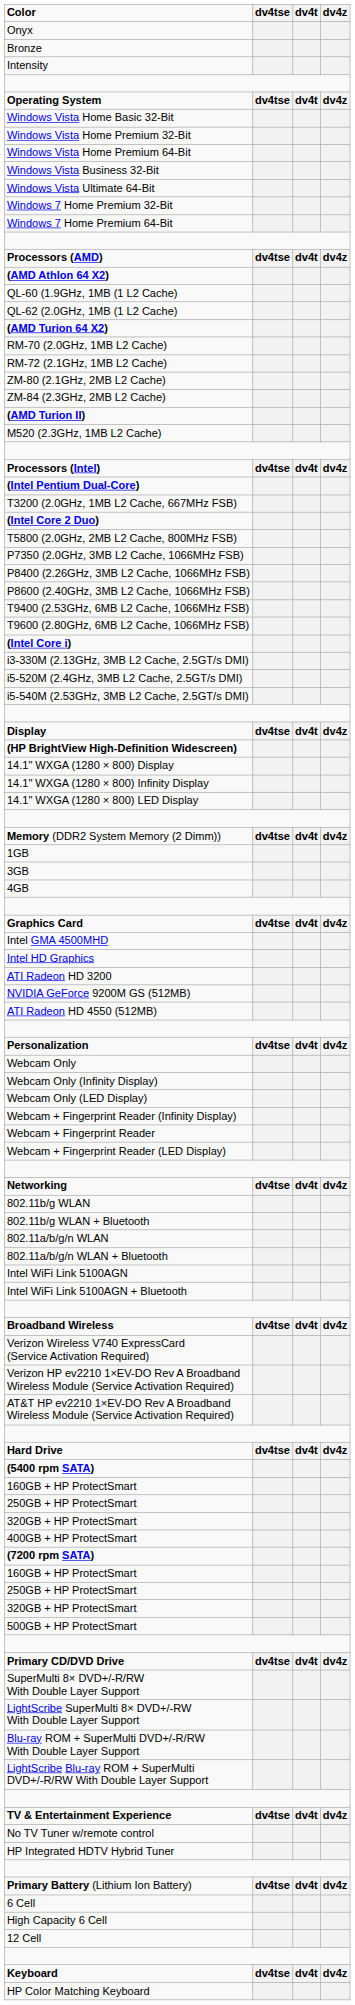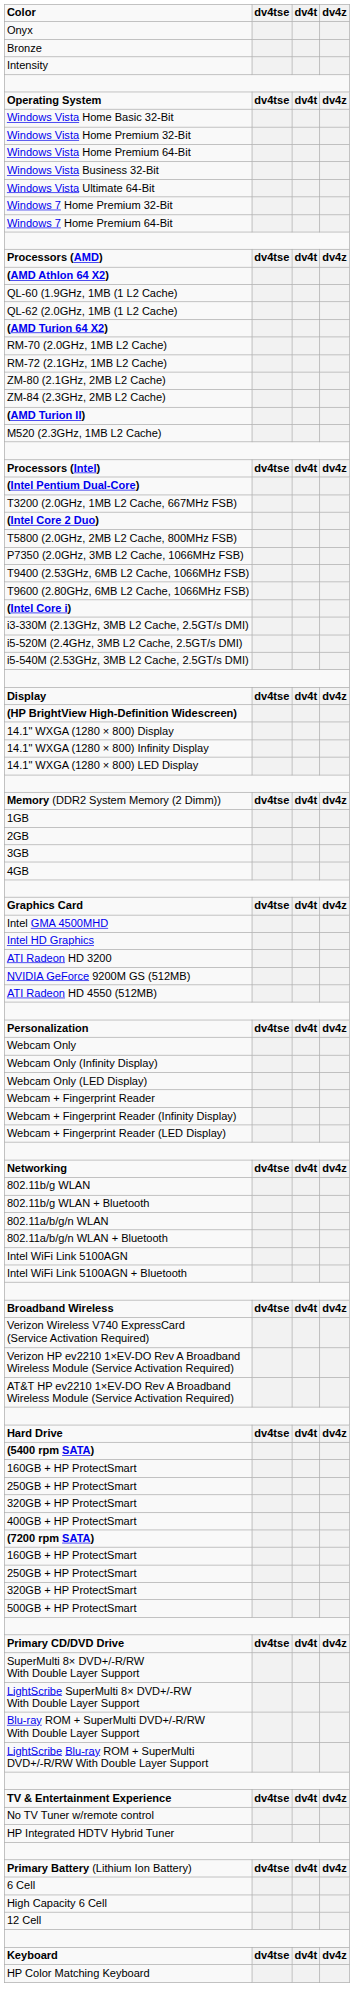- row: (128, 573)
- row: (128, 591)
+ row: (18, 836)
rows swapped: (81, 1133) <-> (122, 1116)
